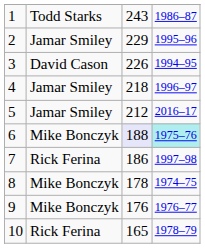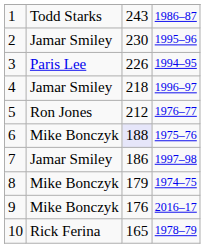(137, 40) 229 -> (137, 40) 230
(69, 64) David Cason -> (58, 64) Paris Lee
(71, 111) Jamar Smiley -> (61, 111) Ron Jones
(176, 111) 2016–17 -> (176, 111) 1976–77
(176, 135) paleturquoise background -> (176, 135) no background
(65, 159) Rick Ferina -> (71, 159) Jamar Smiley
(137, 183) 178 -> (137, 183) 179
(176, 207) 1976–77 -> (176, 207) 2016–17
